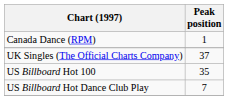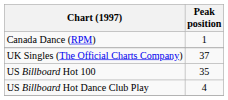(204, 87) 7 -> (204, 87) 4
